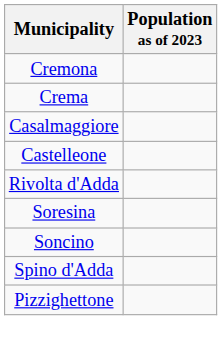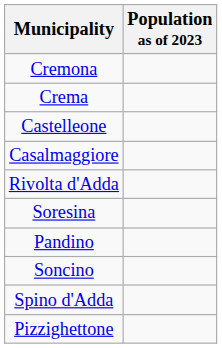rows swapped: (64, 126) <-> (64, 155)
+ row: (64, 241)
